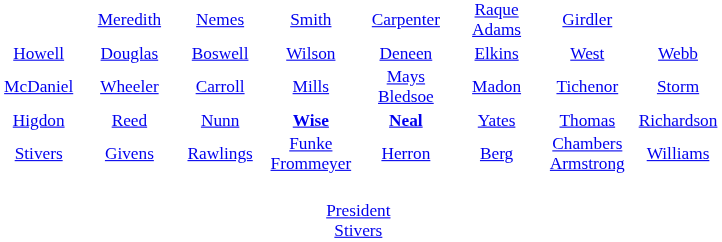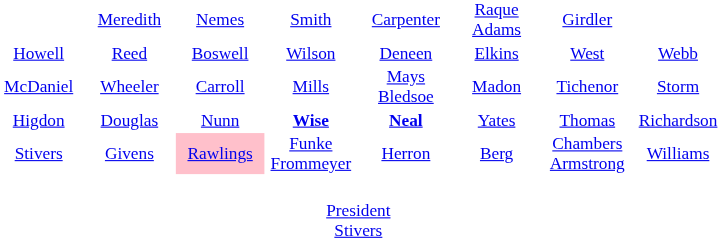(129, 53) Douglas -> (129, 53) Reed
(129, 120) Reed -> (129, 120) Douglas
(220, 153) no background -> (220, 153) pink background
